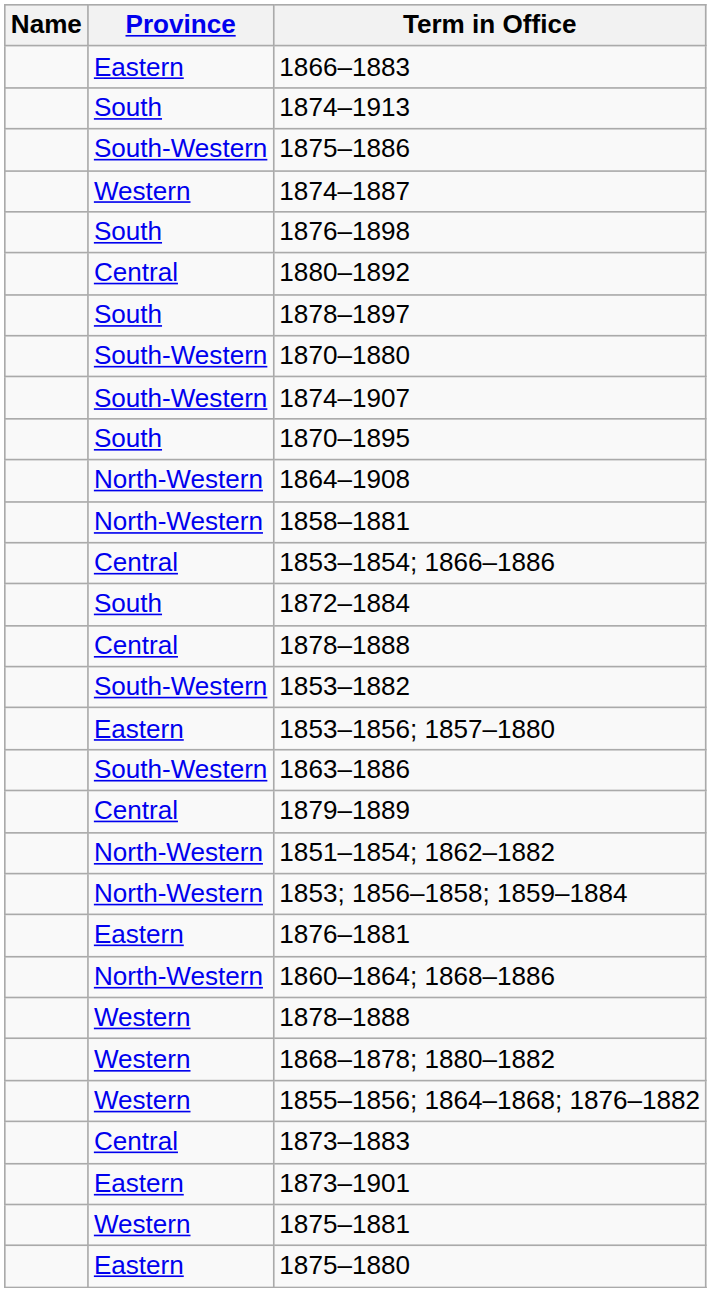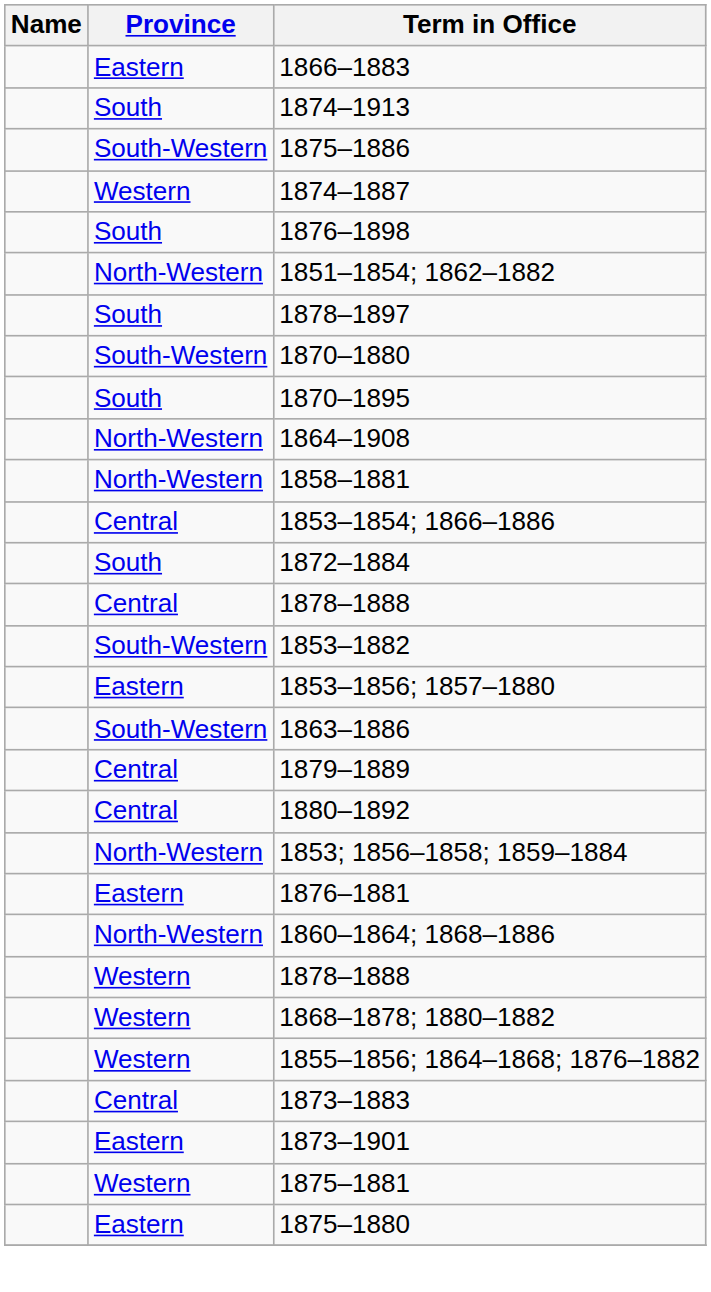rows swapped: (178, 852) <-> (136, 273)
- row: (181, 397)
